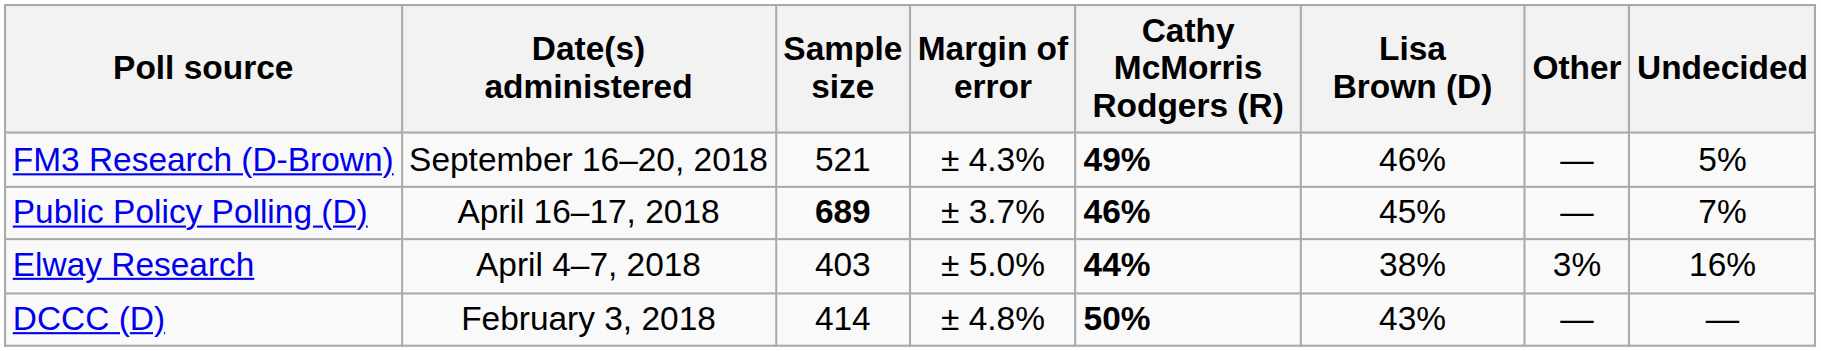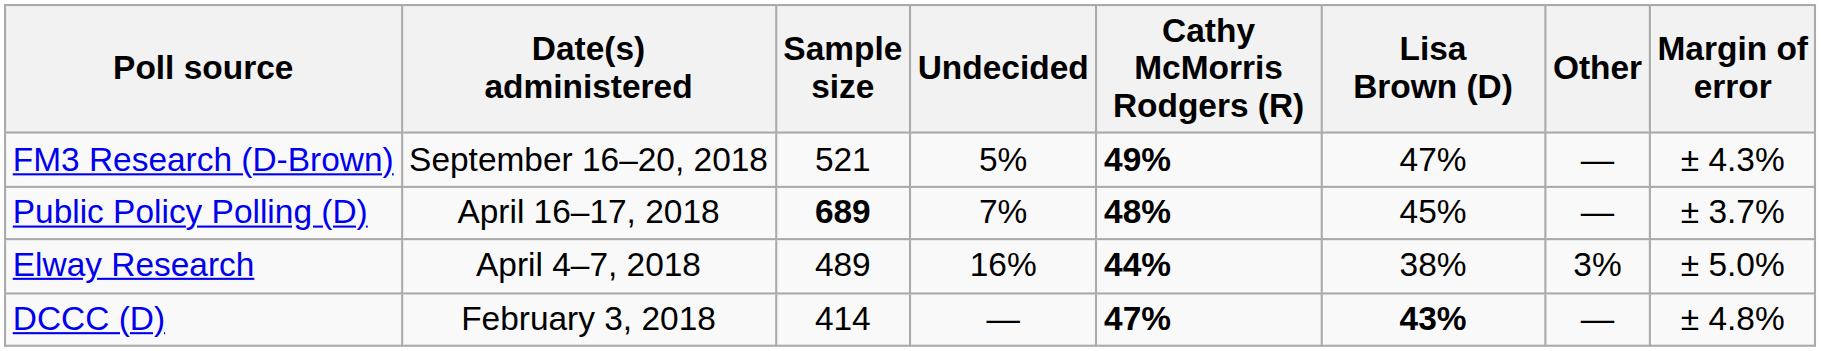columns swapped: (993, 68) <-> (1723, 68)
(1413, 159) 46% -> (1433, 159) 47%
(1117, 212) 46% -> (1138, 212) 48%
(843, 265) 403 -> (843, 265) 489
(1117, 318) 50% -> (1138, 318) 47%
(1413, 318) normal -> (1433, 318) bold
